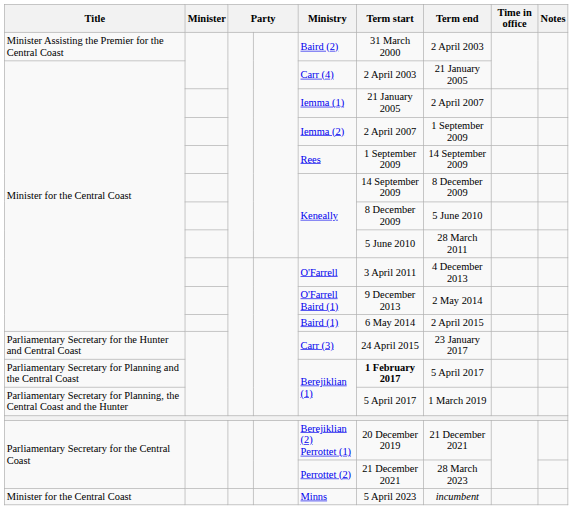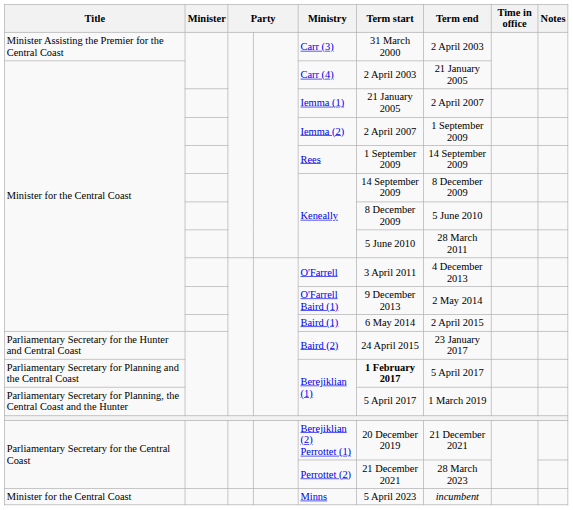(319, 46) Baird (2) -> (317, 46) Carr (3)
(317, 345) Carr (3) -> (319, 345) Baird (2)
